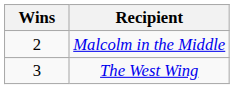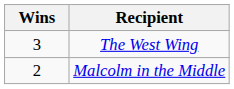rows swapped: (149, 70) <-> (149, 44)
